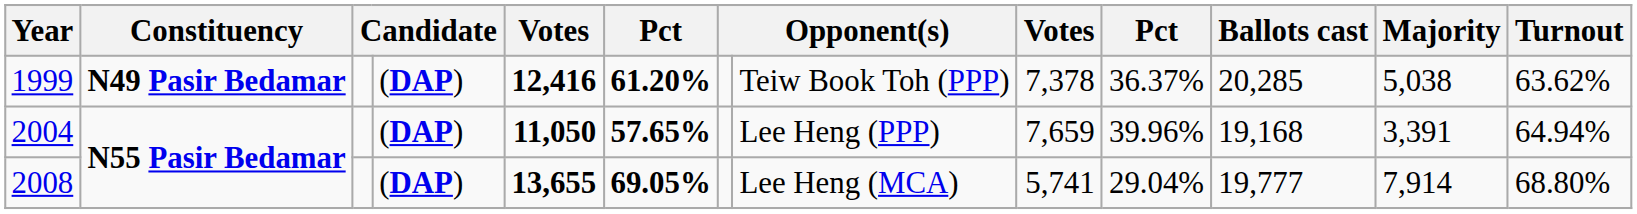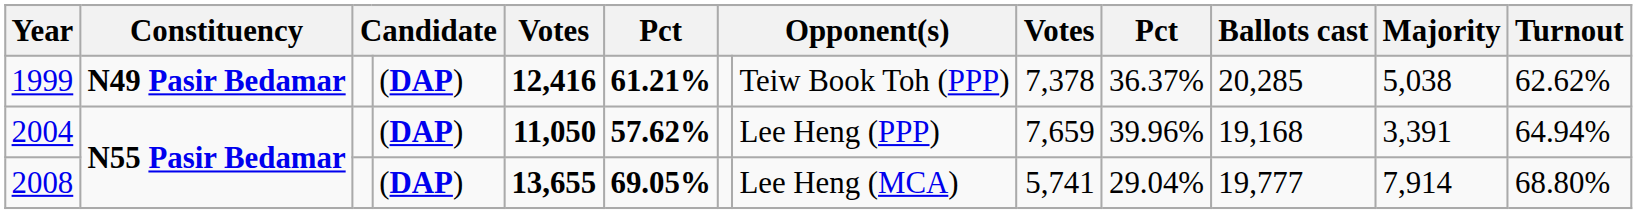(661, 80) 61.20% -> (661, 80) 61.21%
(1563, 80) 63.62% -> (1563, 80) 62.62%
(661, 131) 57.65% -> (661, 131) 57.62%
